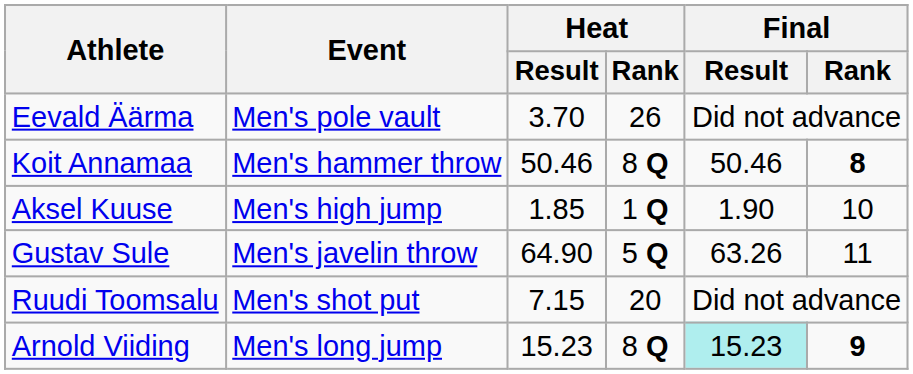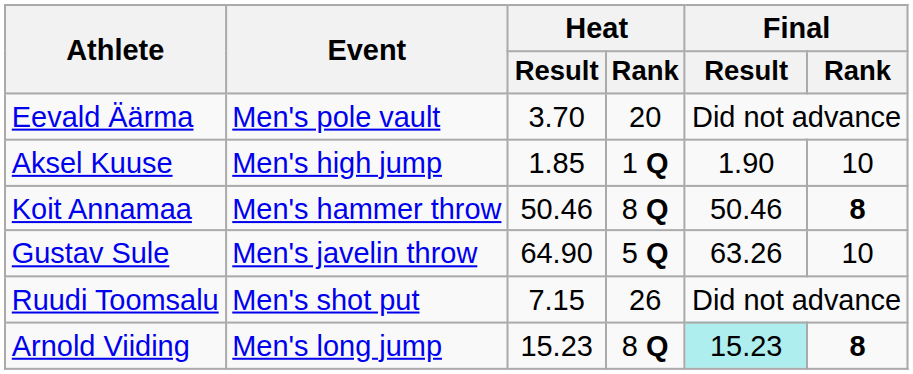(645, 117) 26 -> (645, 117) 20
rows swapped: (102, 163) <-> (92, 209)
(858, 254) 11 -> (858, 254) 10
(645, 300) 20 -> (645, 300) 26
(858, 346) 9 -> (858, 346) 8
